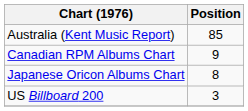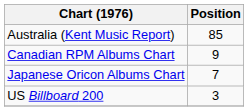(216, 75) 8 -> (216, 75) 7
